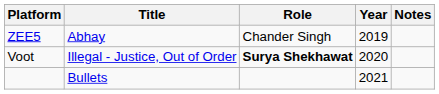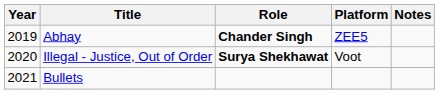columns swapped: (373, 15) <-> (34, 15)
(287, 36) normal -> (266, 36) bold
